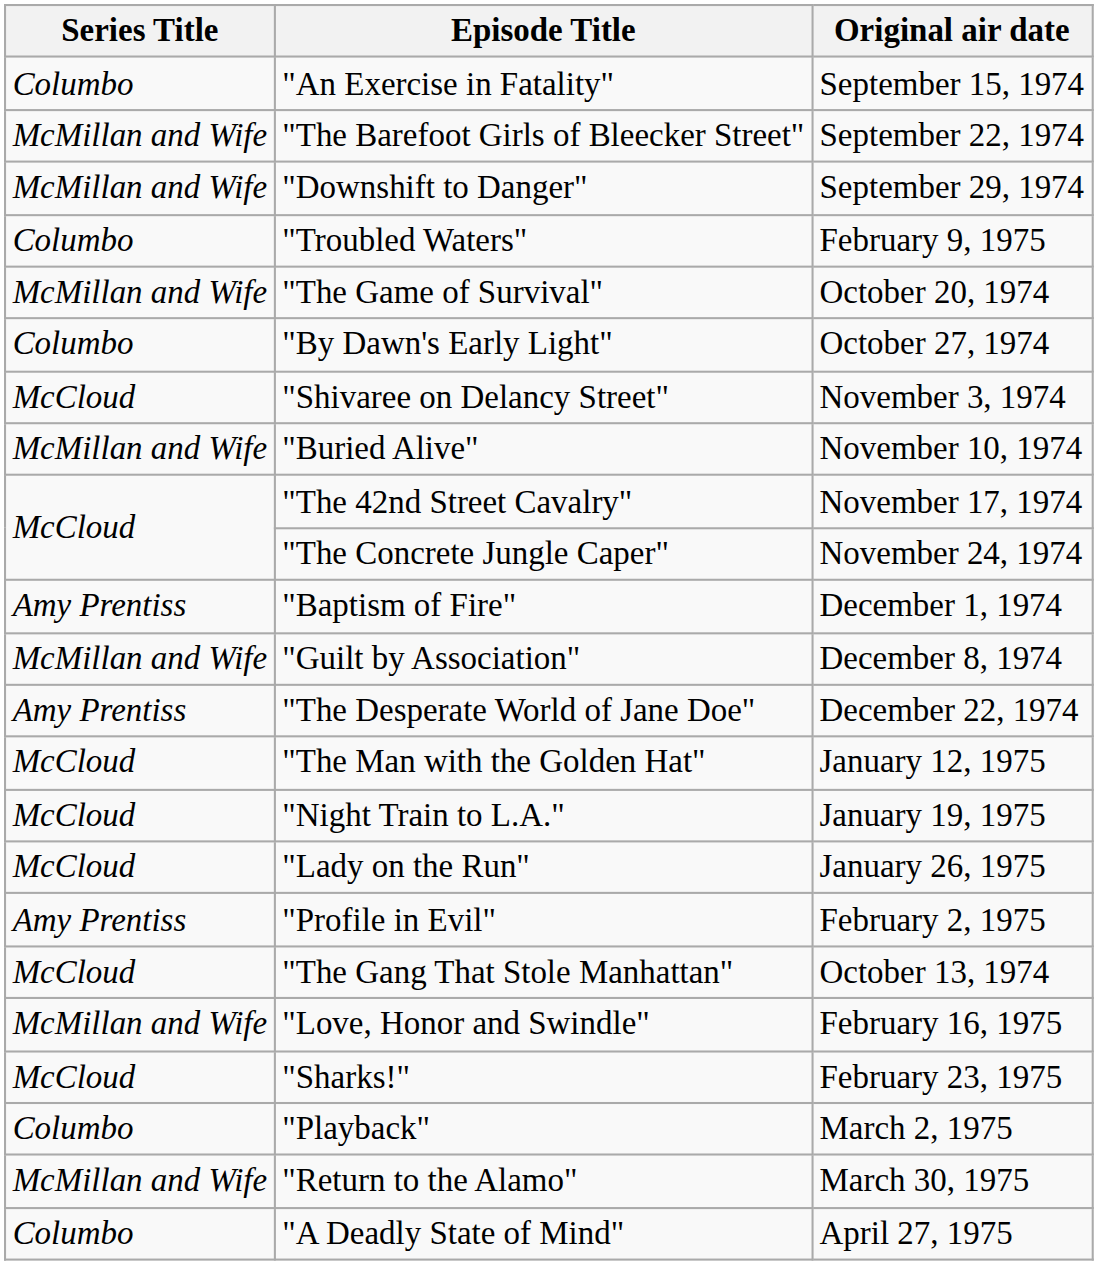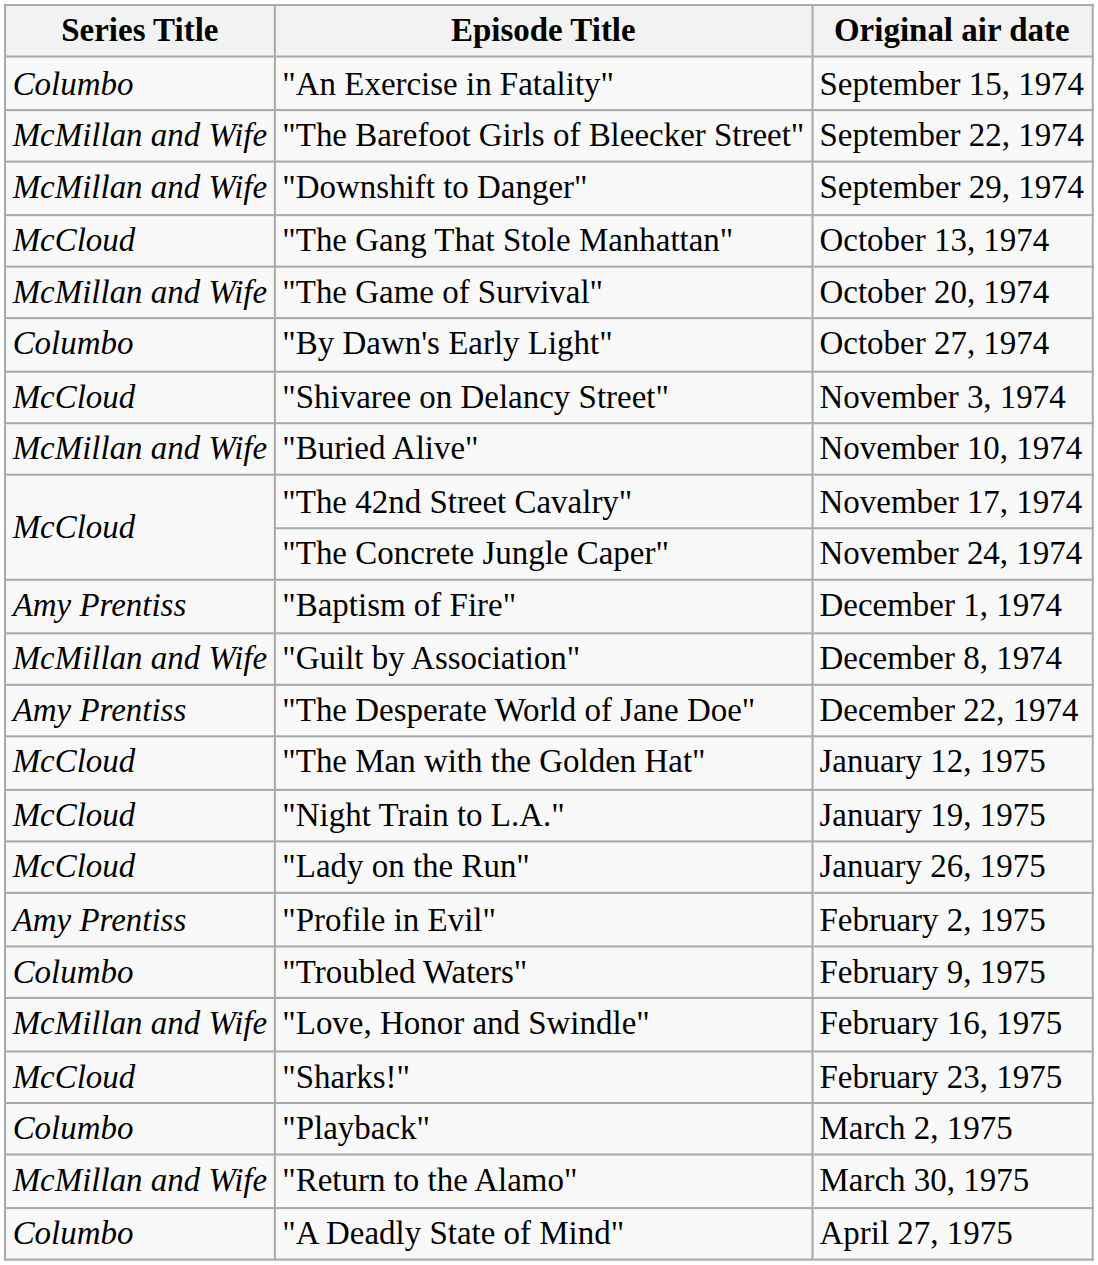rows swapped: (508, 971) <-> (405, 239)
